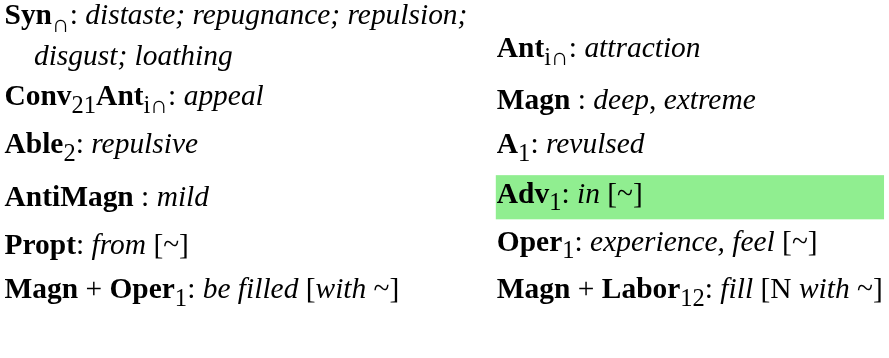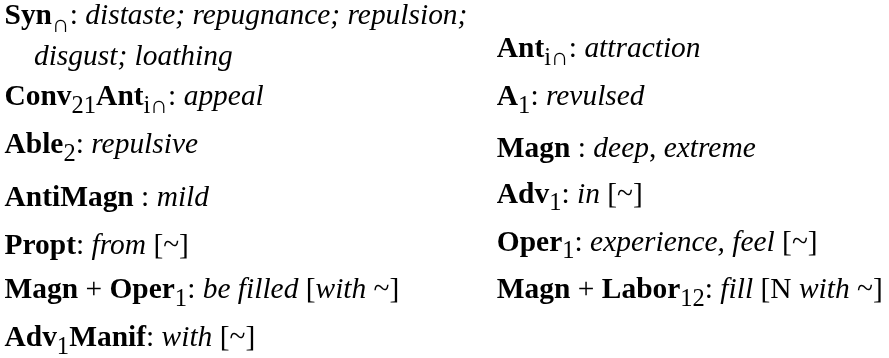(626, 99) Magn : deep, extreme -> (571, 99) A1: revulsed
(571, 148) A1: revulsed -> (626, 148) Magn : deep, extreme
(570, 196) lightgreen background -> (570, 196) no background
+ row: (130, 340)
